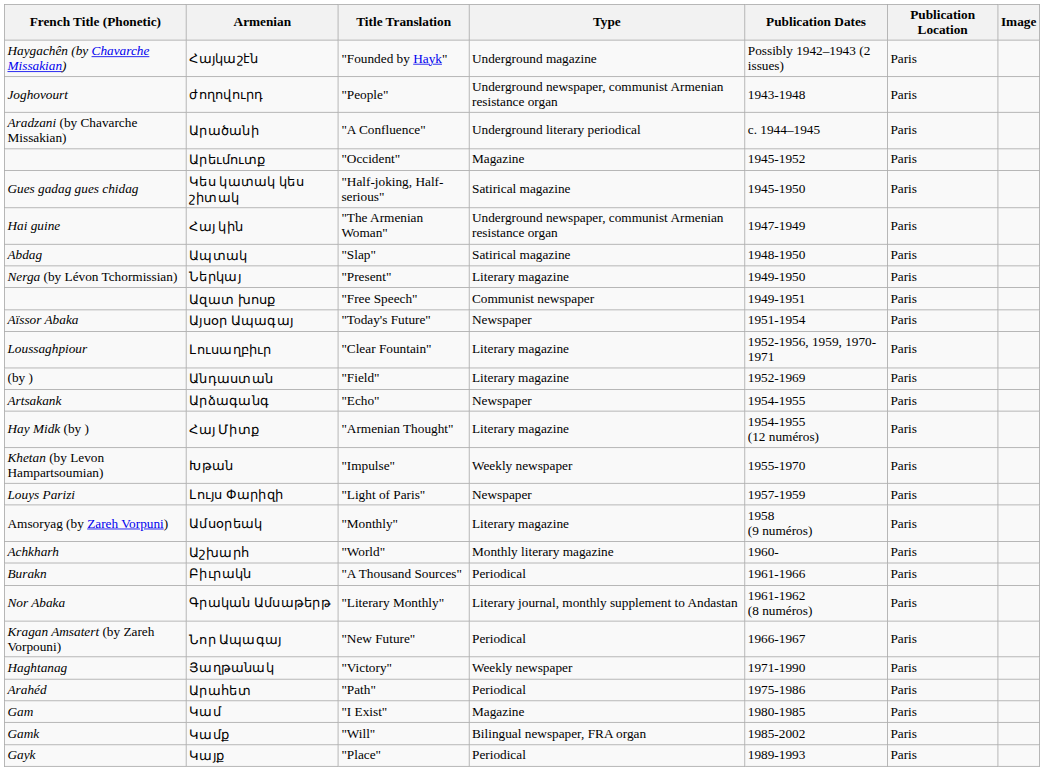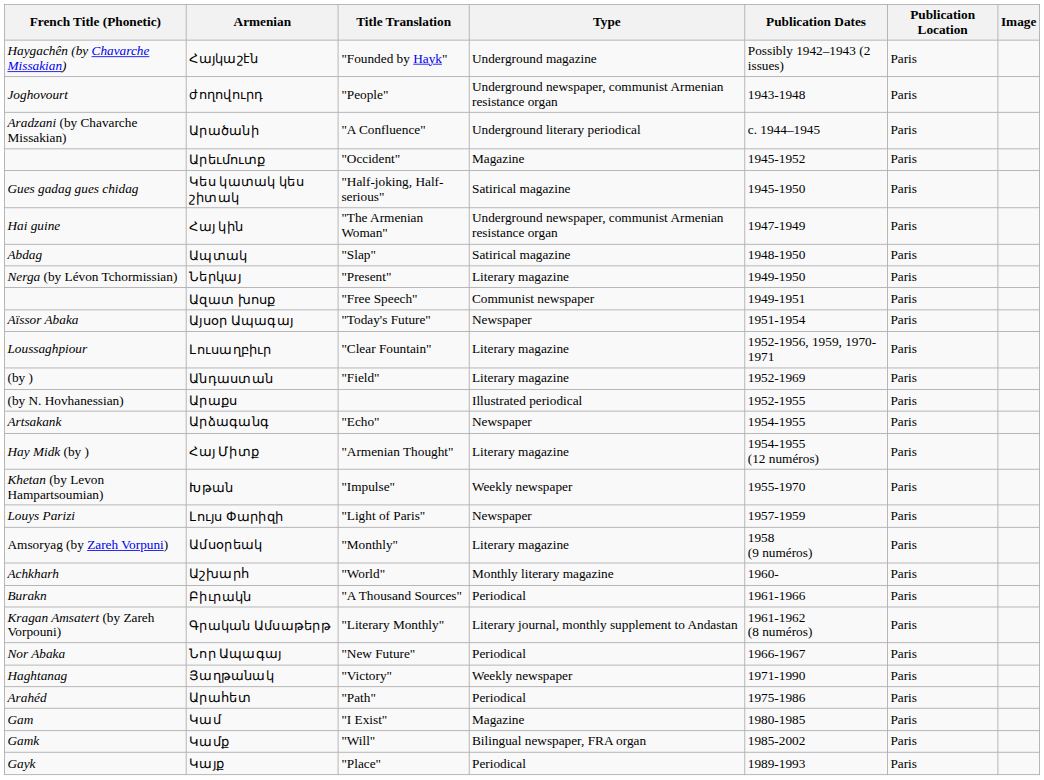+ row: (213, 400)
(36, 603) Nor Abaka -> (81, 624) Kragan Amsatert (by Zareh Vorpouni)
(81, 639) Kragan Amsatert (by Zareh Vorpouni) -> (36, 653) Nor Abaka
